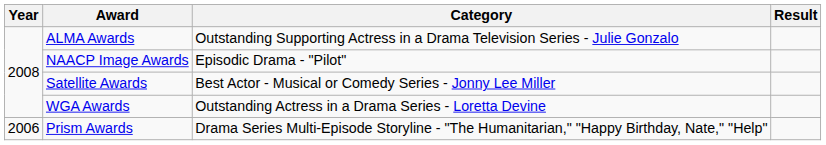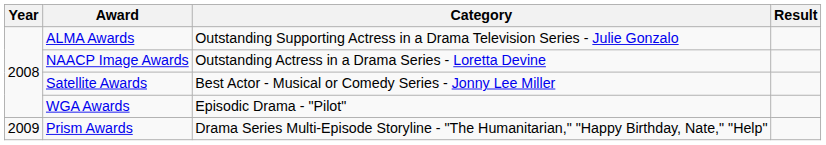(271, 60) Episodic Drama - "Pilot" -> (371, 60) Outstanding Actress in a Drama Series - Loretta Devine
(371, 106) Outstanding Actress in a Drama Series - Loretta Devine -> (271, 106) Episodic Drama - "Pilot"
(24, 128) 2006 -> (24, 128) 2009
